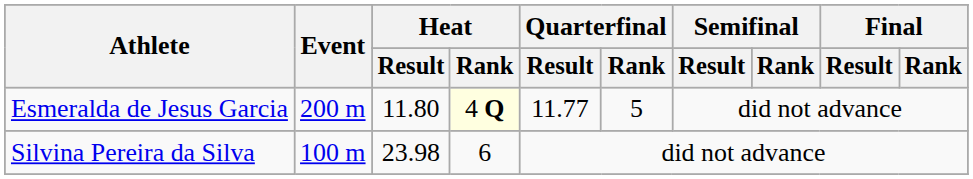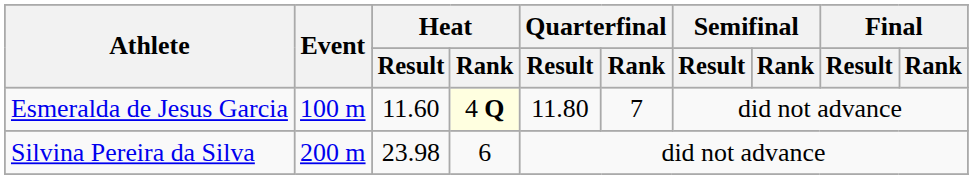(333, 109) 200 m -> (333, 109) 100 m
(411, 109) 11.80 -> (411, 109) 11.60
(560, 109) 11.77 -> (560, 109) 11.80
(637, 109) 5 -> (637, 109) 7
(333, 152) 100 m -> (333, 152) 200 m
